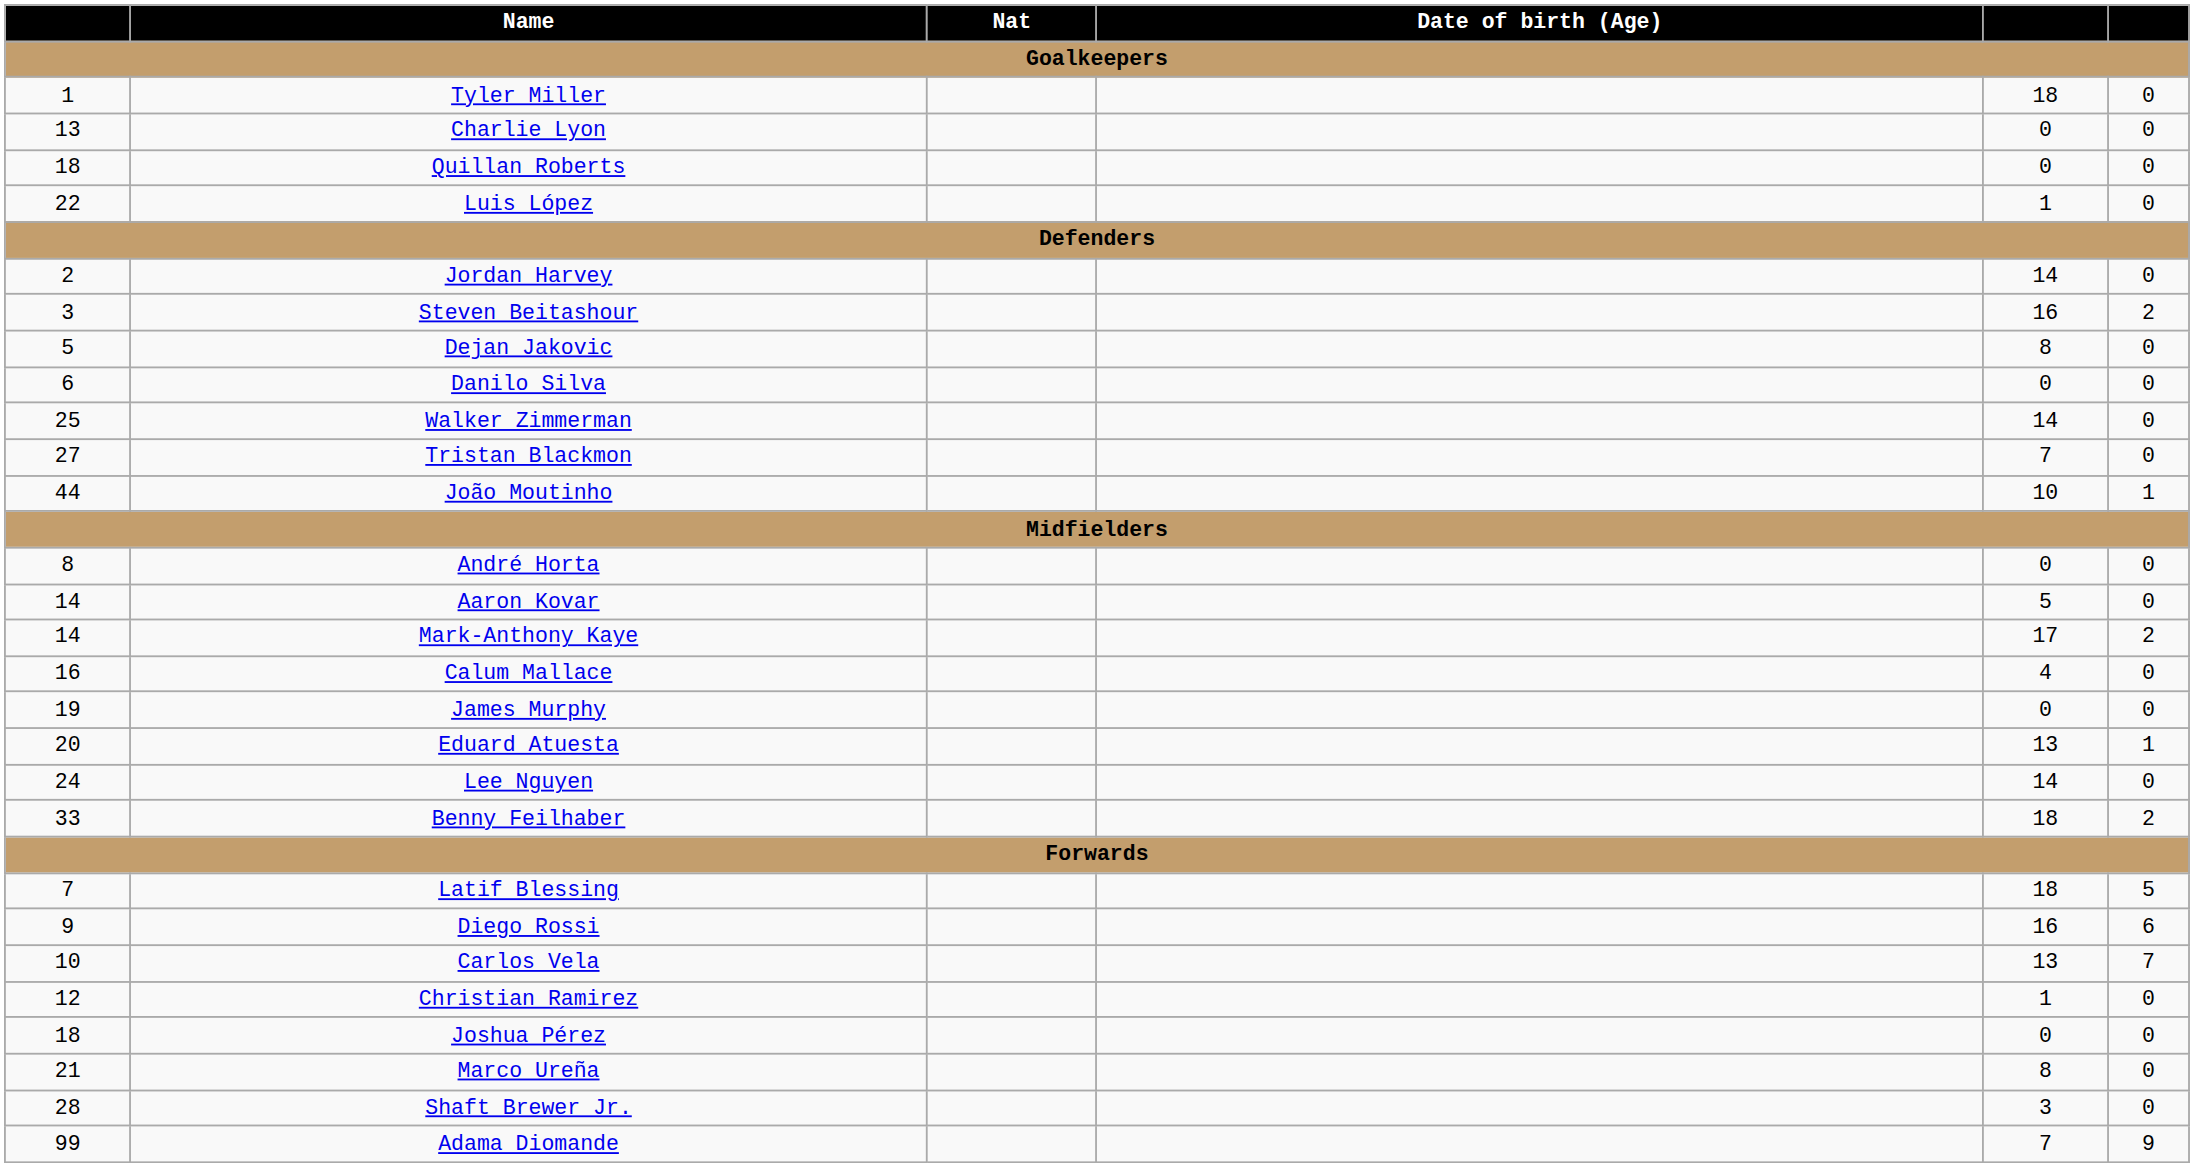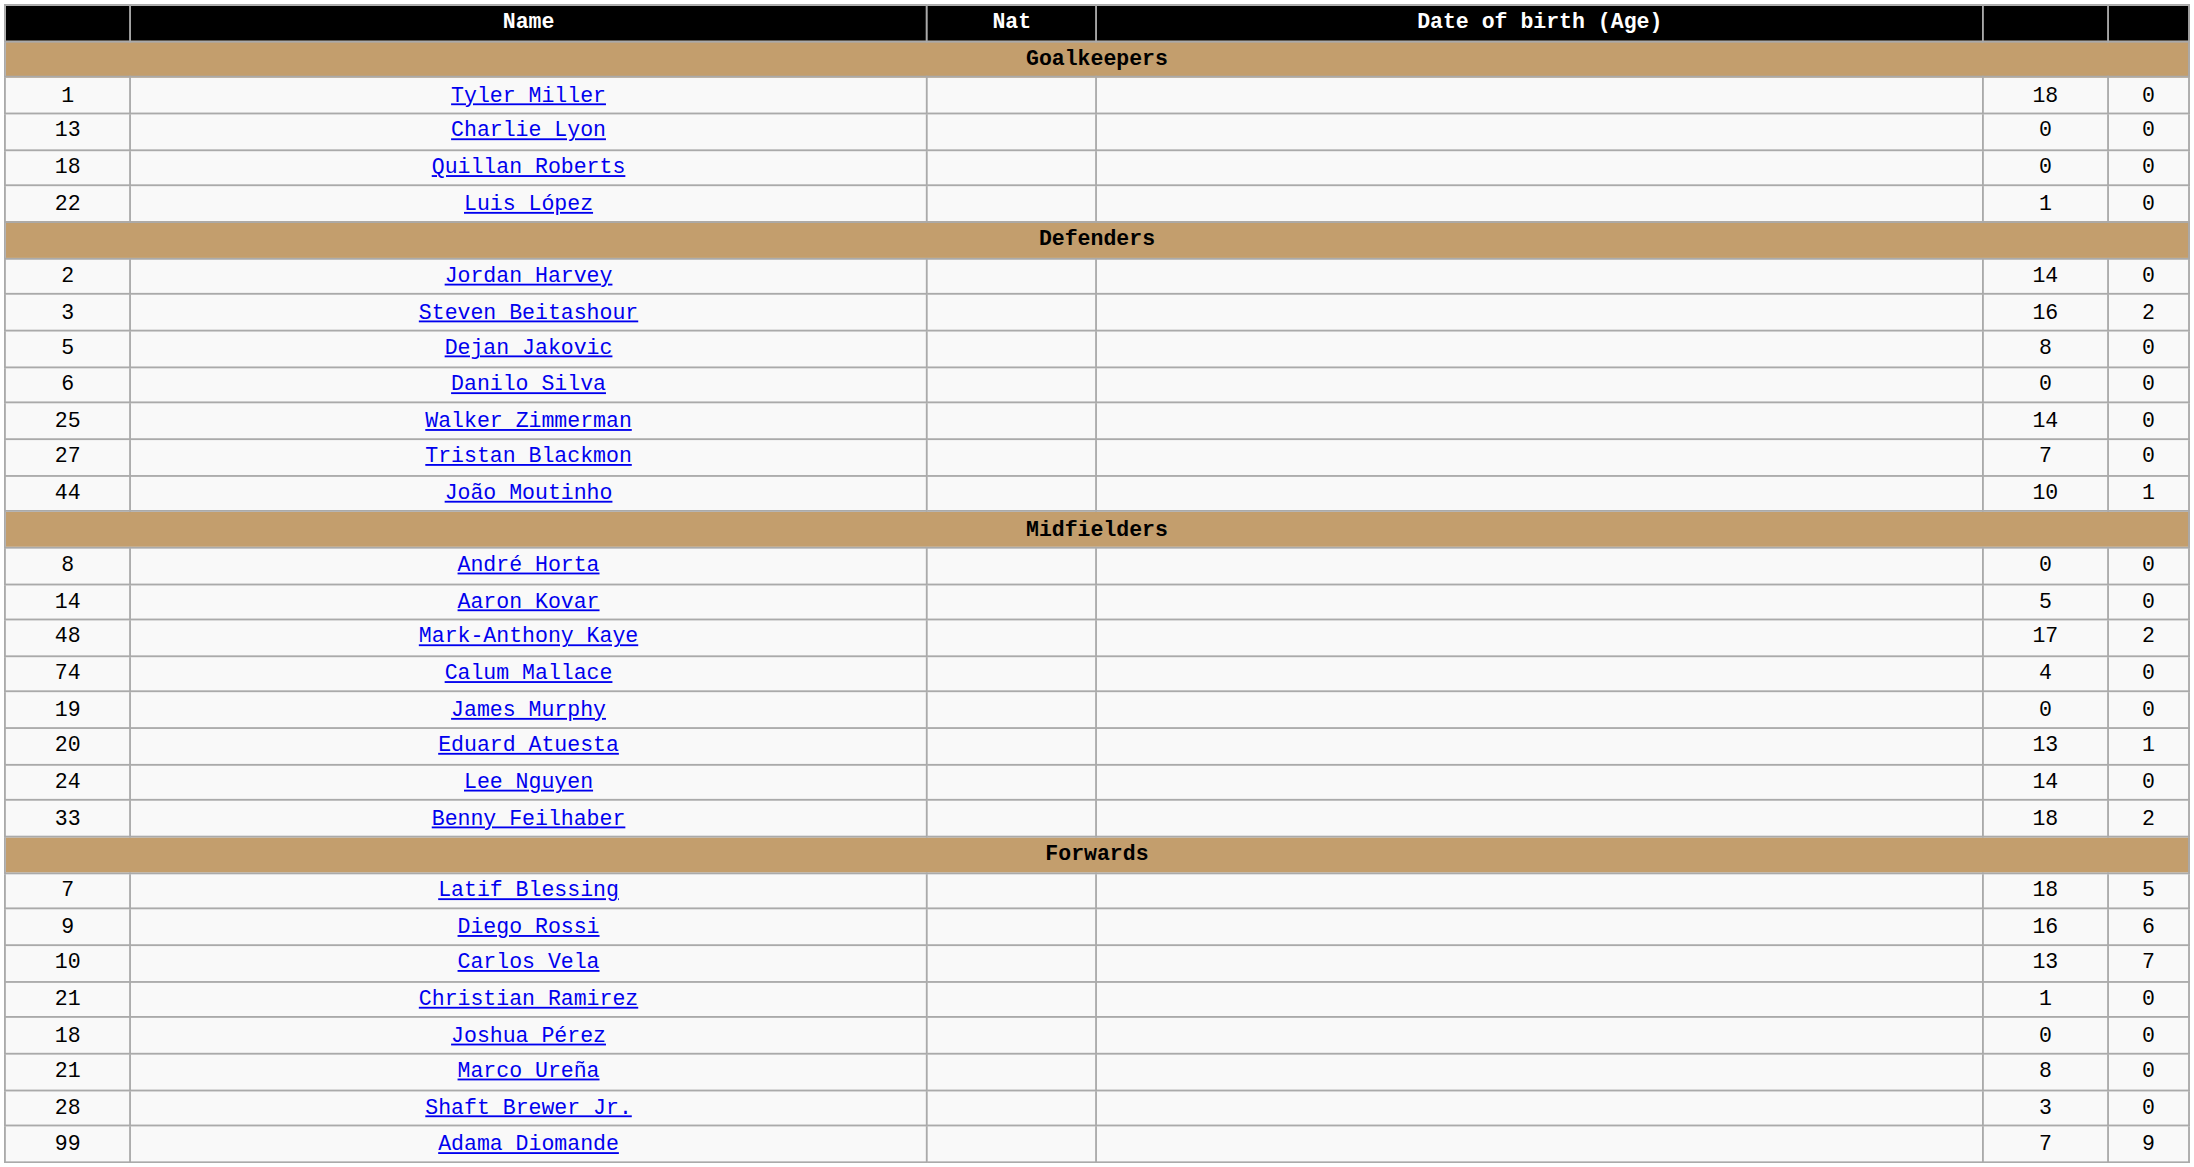(68, 638) 14 -> (68, 638) 48
(68, 674) 16 -> (68, 674) 74
(68, 999) 12 -> (68, 999) 21
